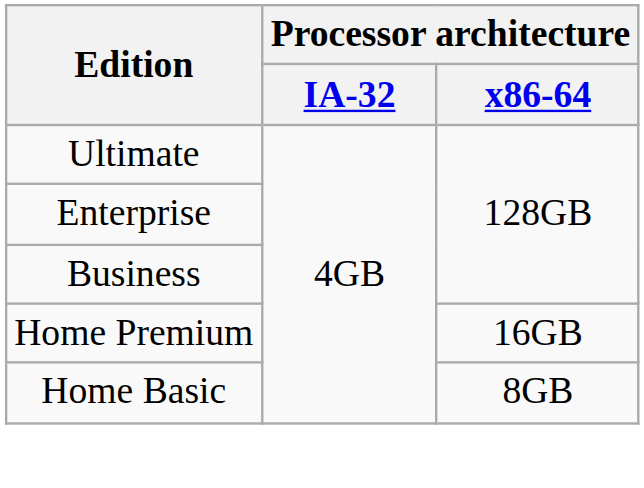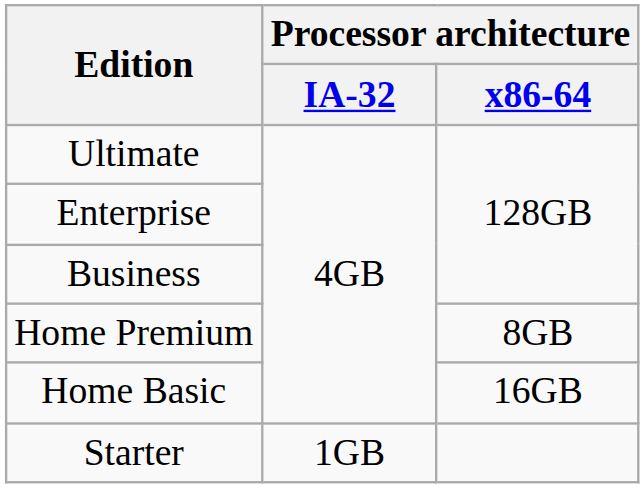(538, 332) 16GB -> (538, 332) 8GB
(538, 392) 8GB -> (538, 392) 16GB
+ row: (134, 451)
